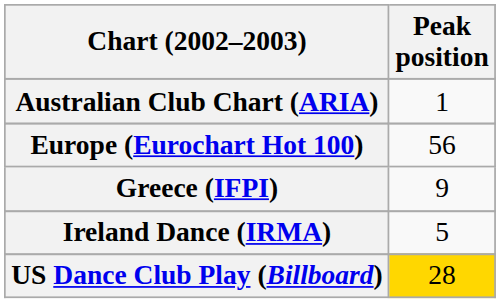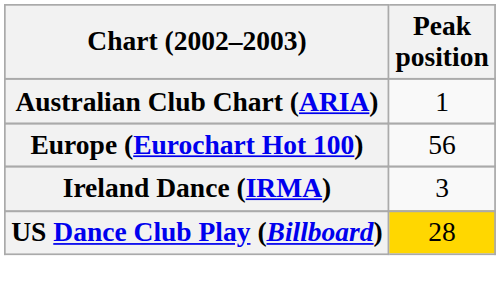- row: (197, 188)
(442, 231) 5 -> (442, 188) 3
